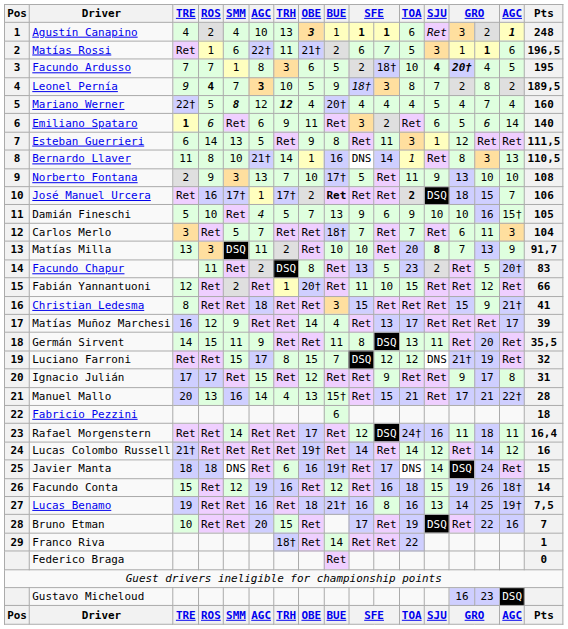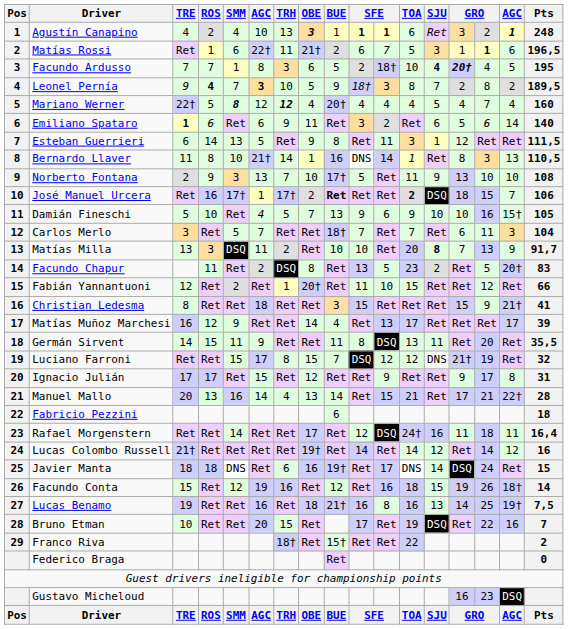(336, 396) 15† -> (336, 396) 14
(336, 542) 14 -> (336, 542) 15†
(544, 542) 1 -> (544, 542) 2
